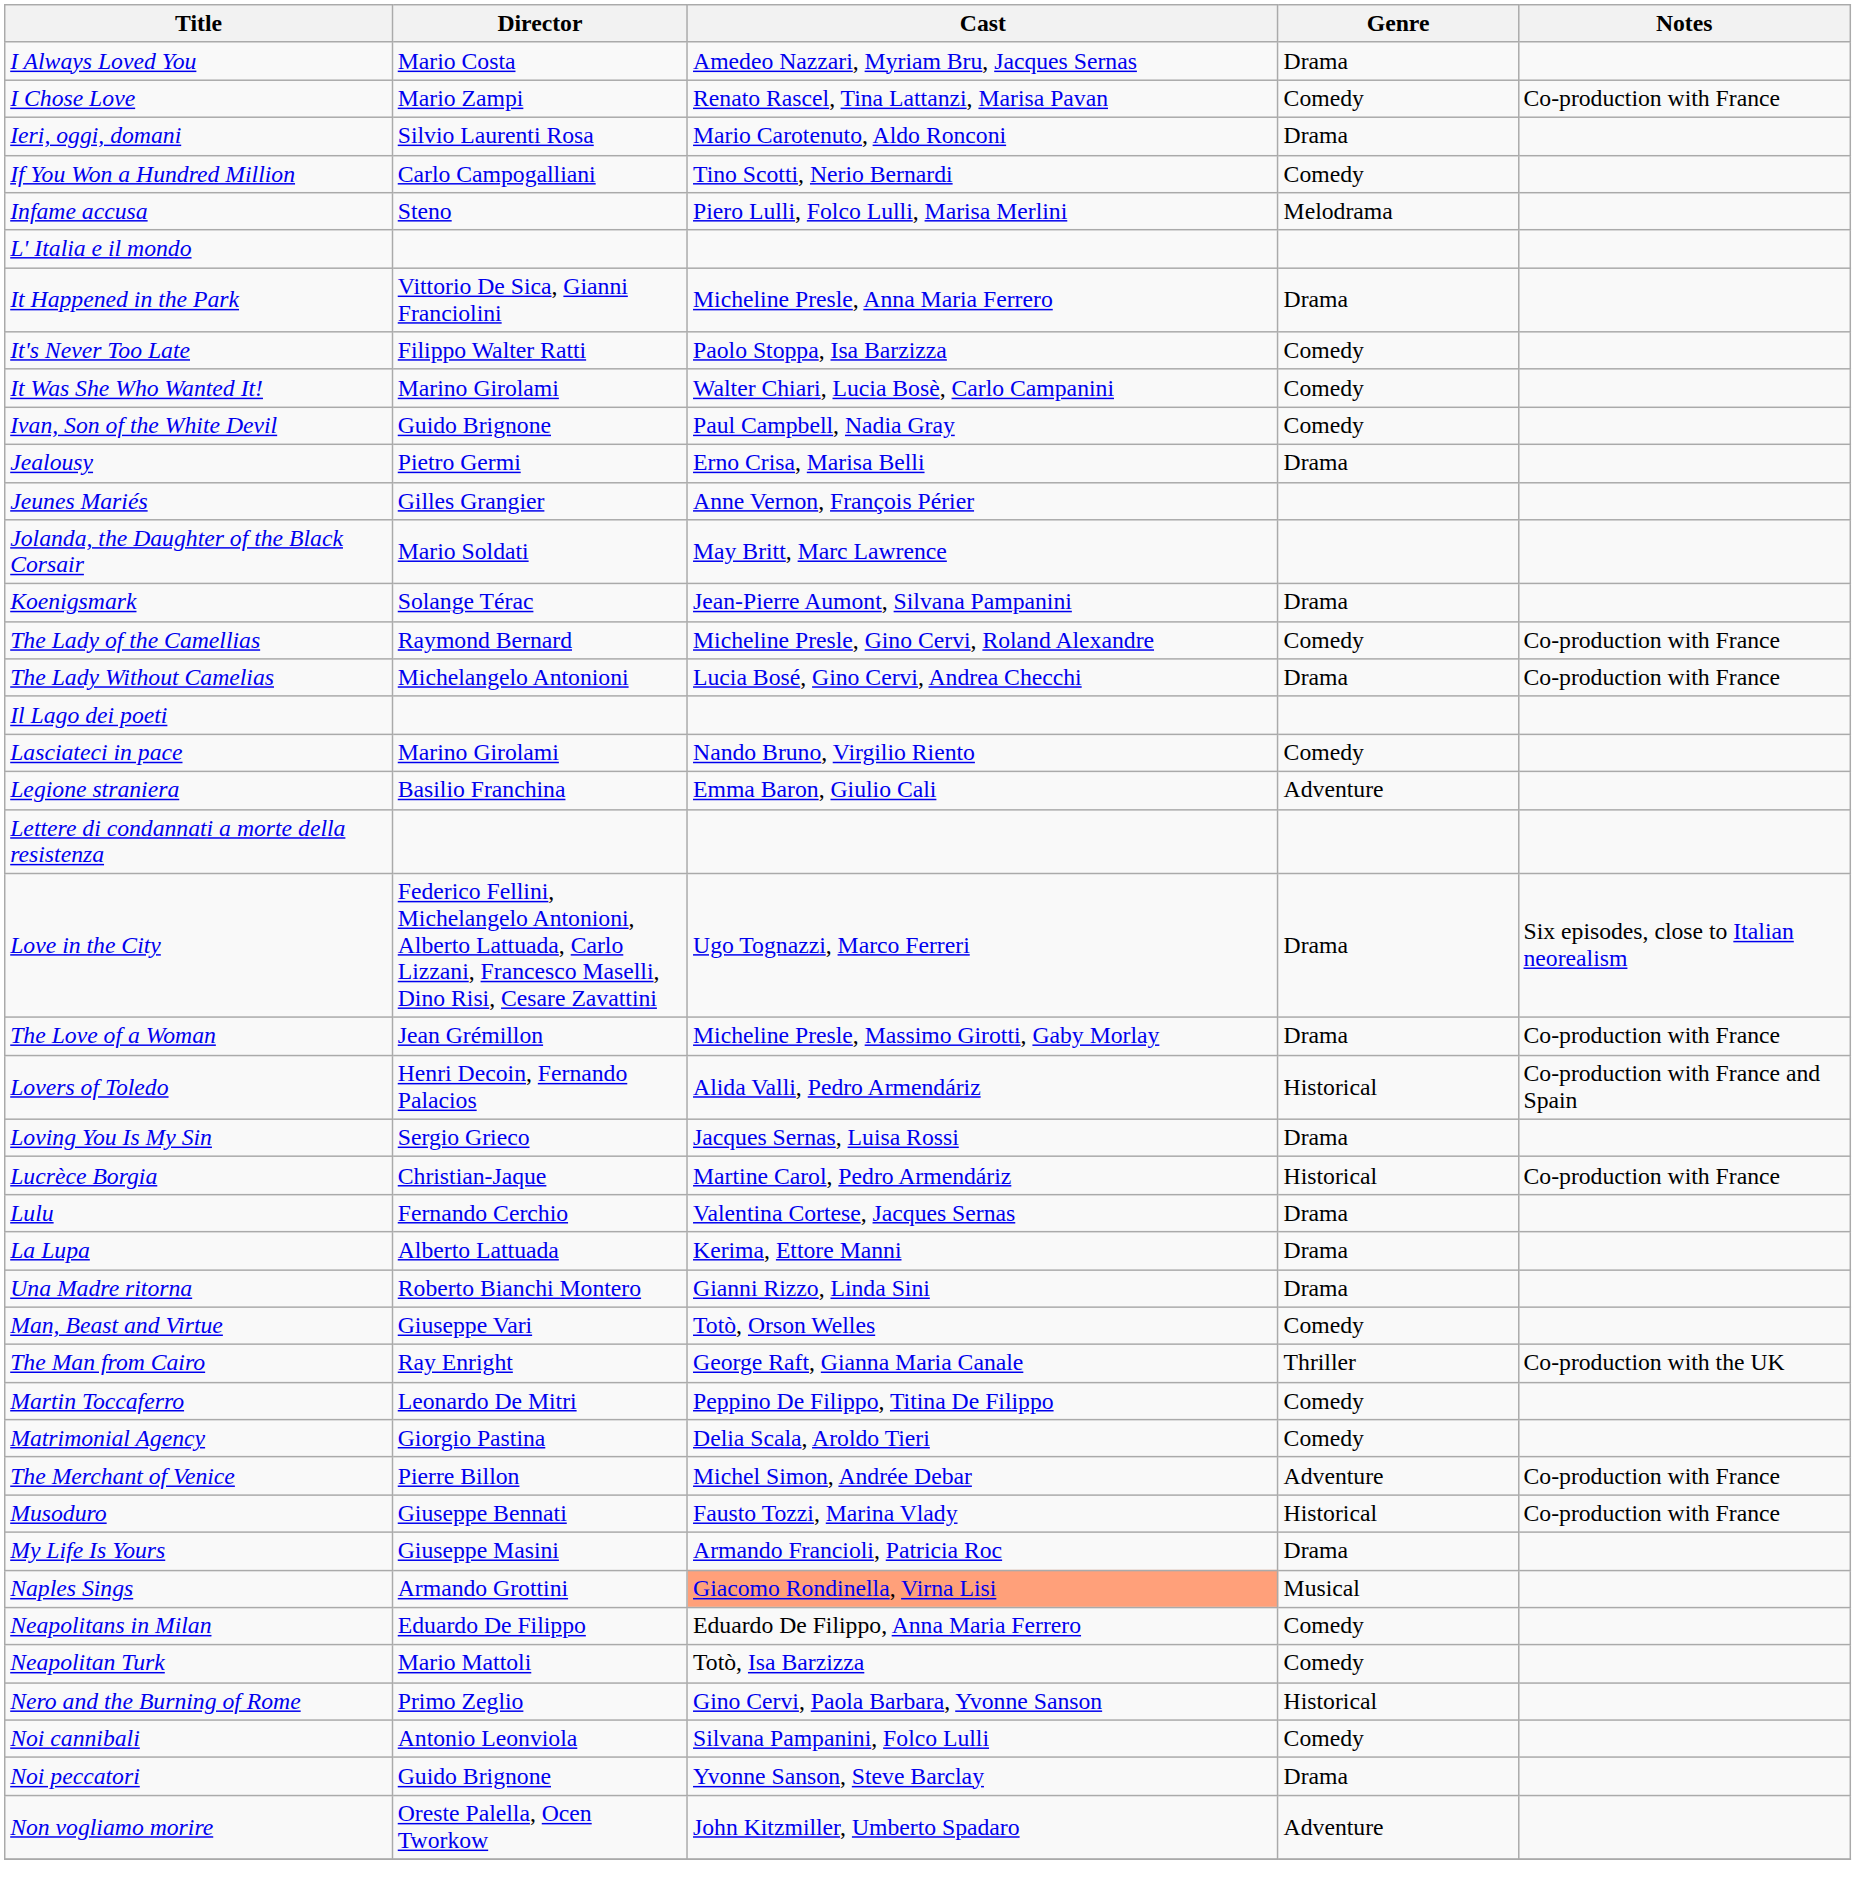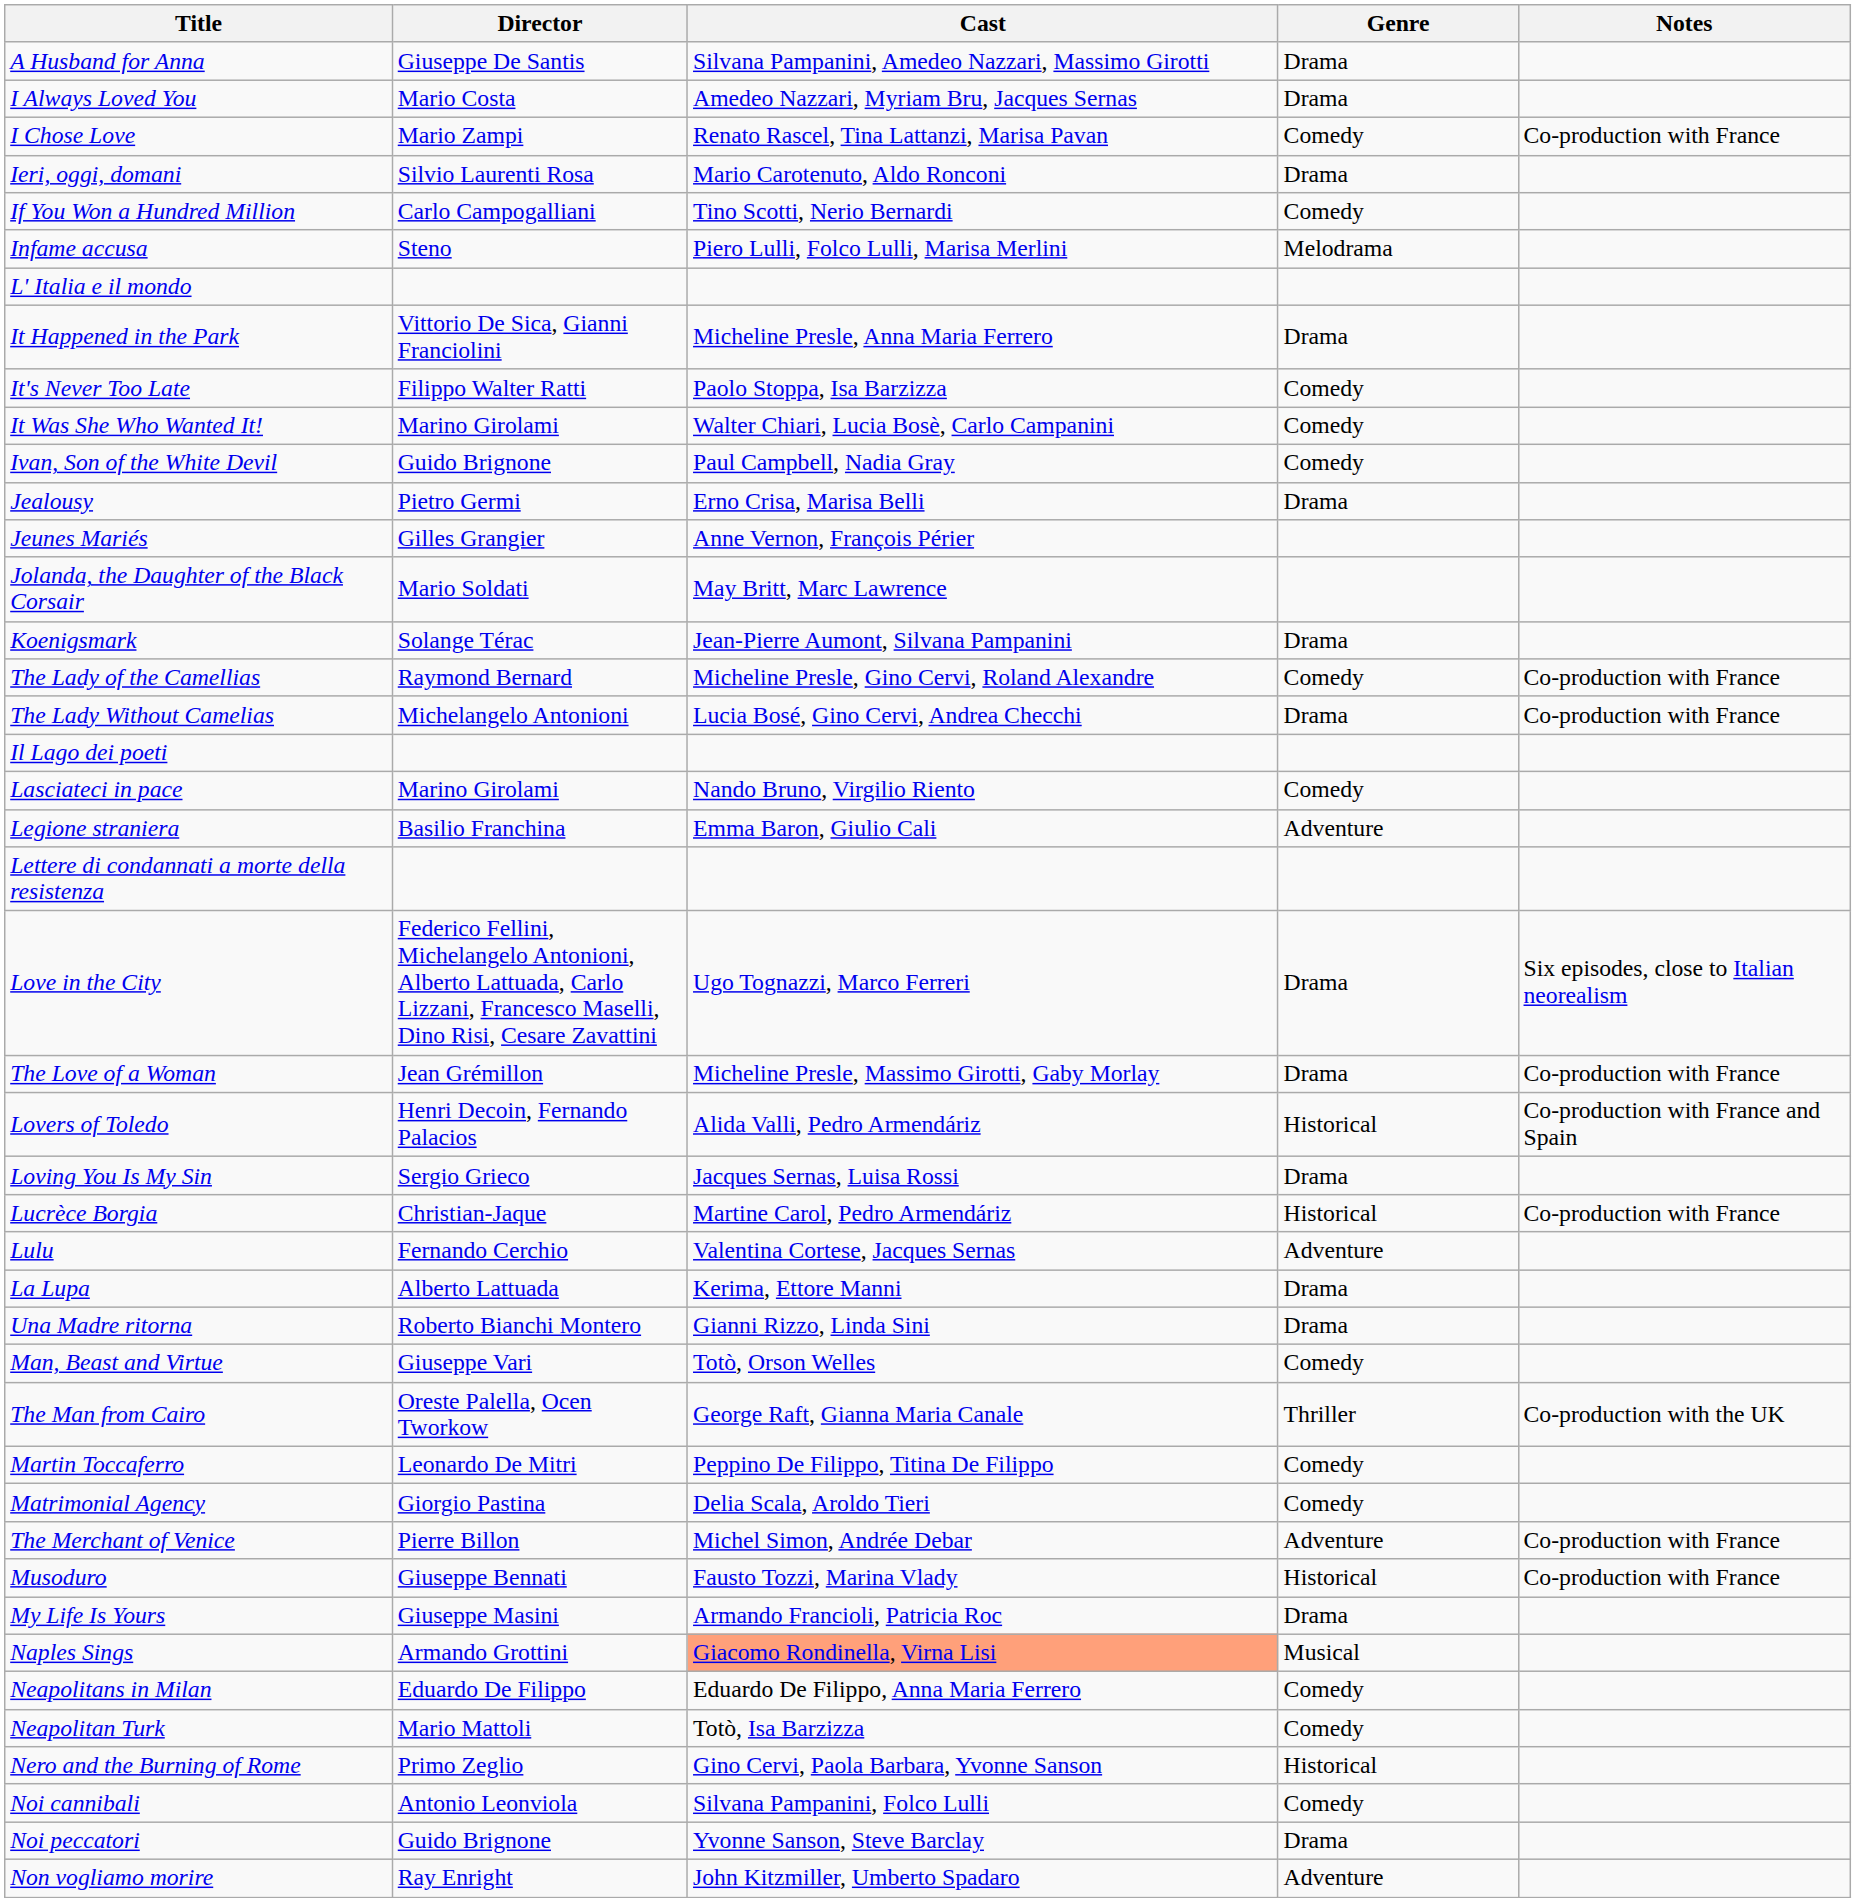+ row: (107, 60)
(1316, 1212) Drama -> (1334, 1250) Adventure
(455, 1363) Ray Enright -> (495, 1413) Oreste Palella, Ocen Tworkow
(495, 1827) Oreste Palella, Ocen Tworkow -> (455, 1877) Ray Enright
